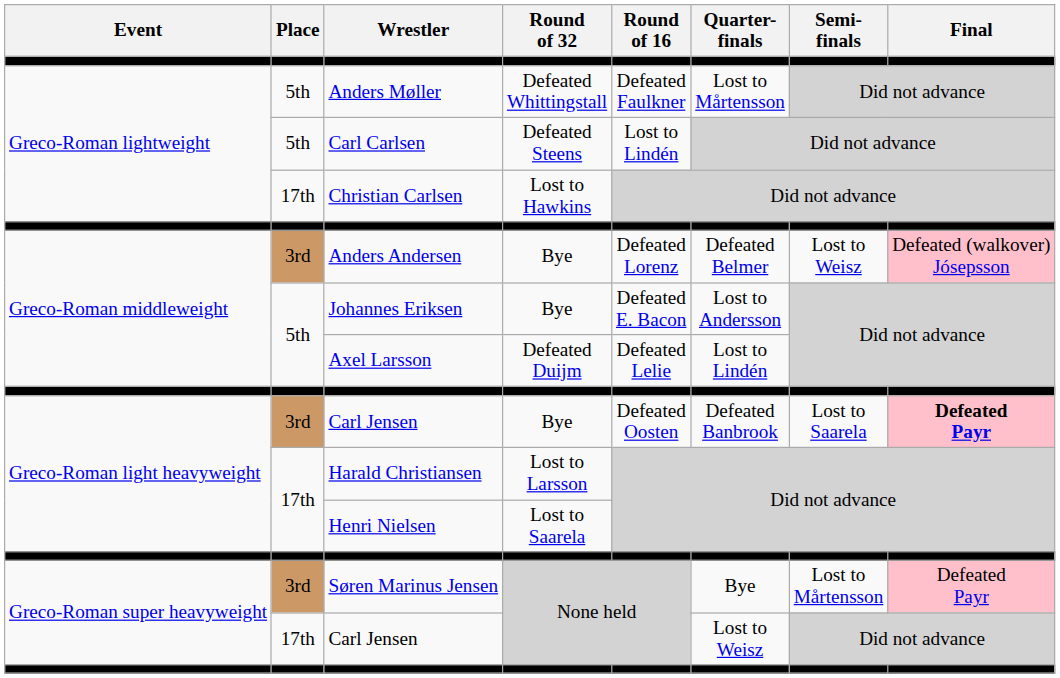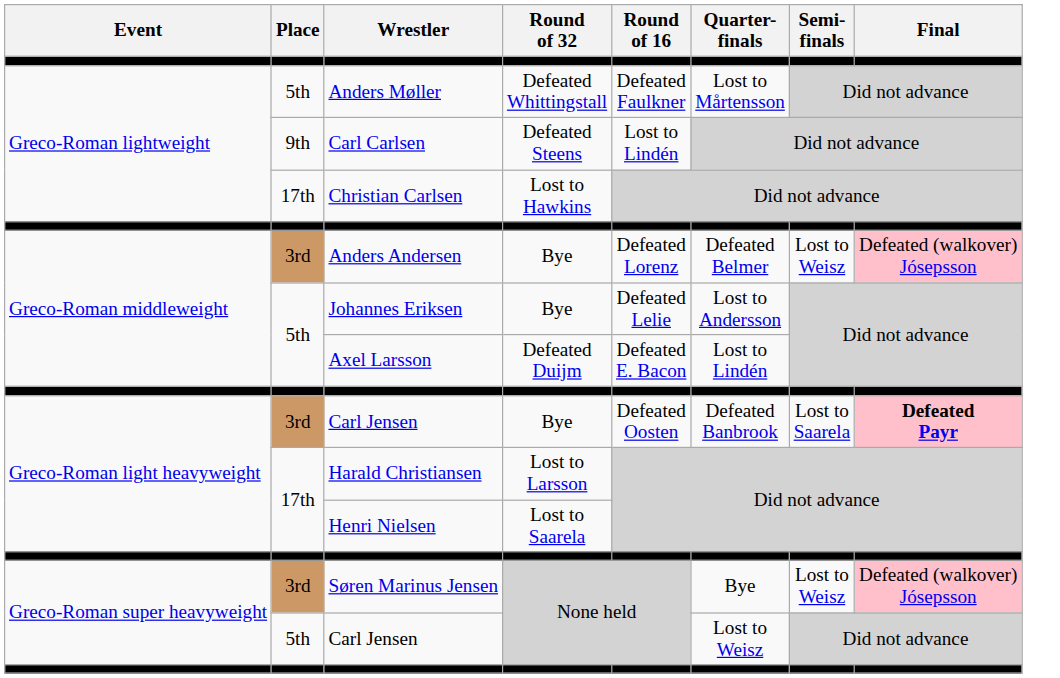(298, 143) 5th -> (298, 143) 9th
(651, 308) Defeated E. Bacon -> (651, 308) Defeated Lelie
(651, 360) Defeated Lelie -> (651, 360) Defeated E. Bacon
(838, 586) Lost to Mårtensson -> (822, 586) Lost to Weisz
(971, 586) Defeated Payr -> (938, 586) Defeated (walkover) Jósepsson
(298, 638) 17th -> (298, 638) 5th
